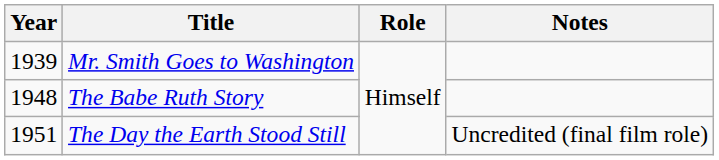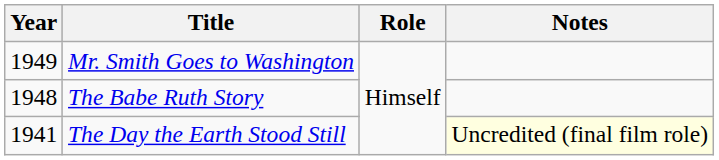(34, 60) 1939 -> (34, 60) 1949
(34, 135) 1951 -> (34, 135) 1941
(580, 135) no background -> (580, 135) lightyellow background
